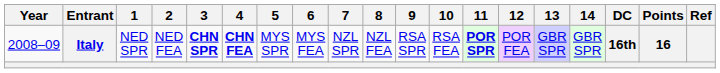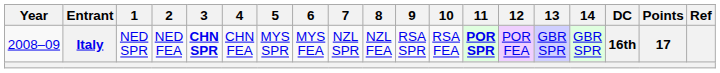(240, 43) bold -> (240, 43) normal
(663, 43) 16 -> (663, 43) 17
